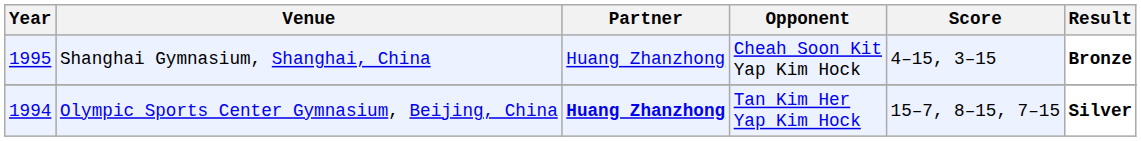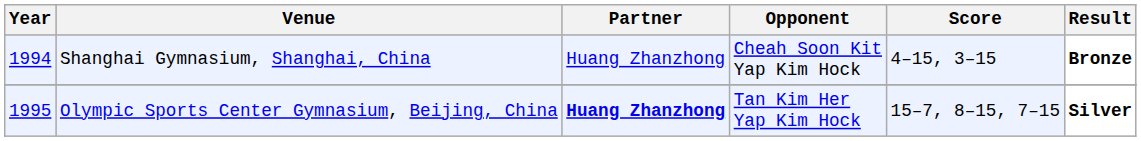(30, 60) 1995 -> (30, 60) 1994
(30, 110) 1994 -> (30, 110) 1995
